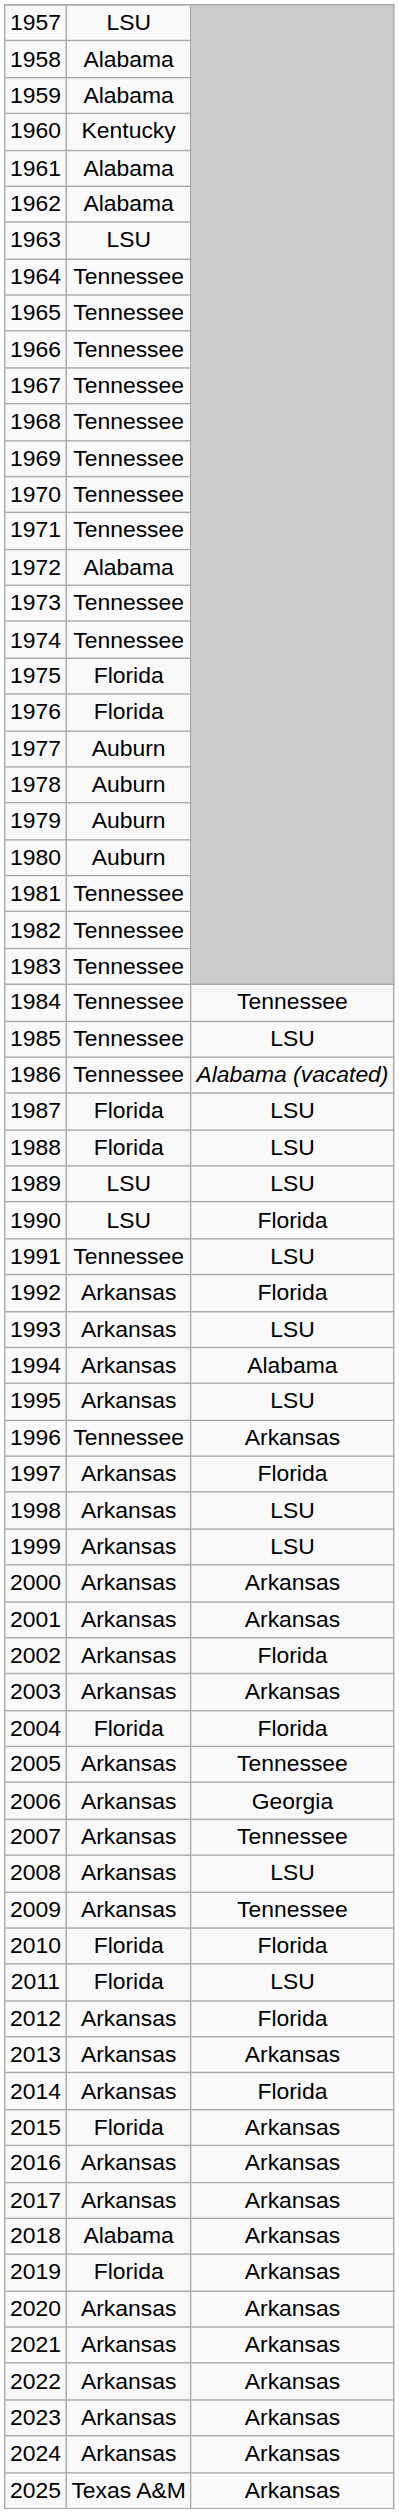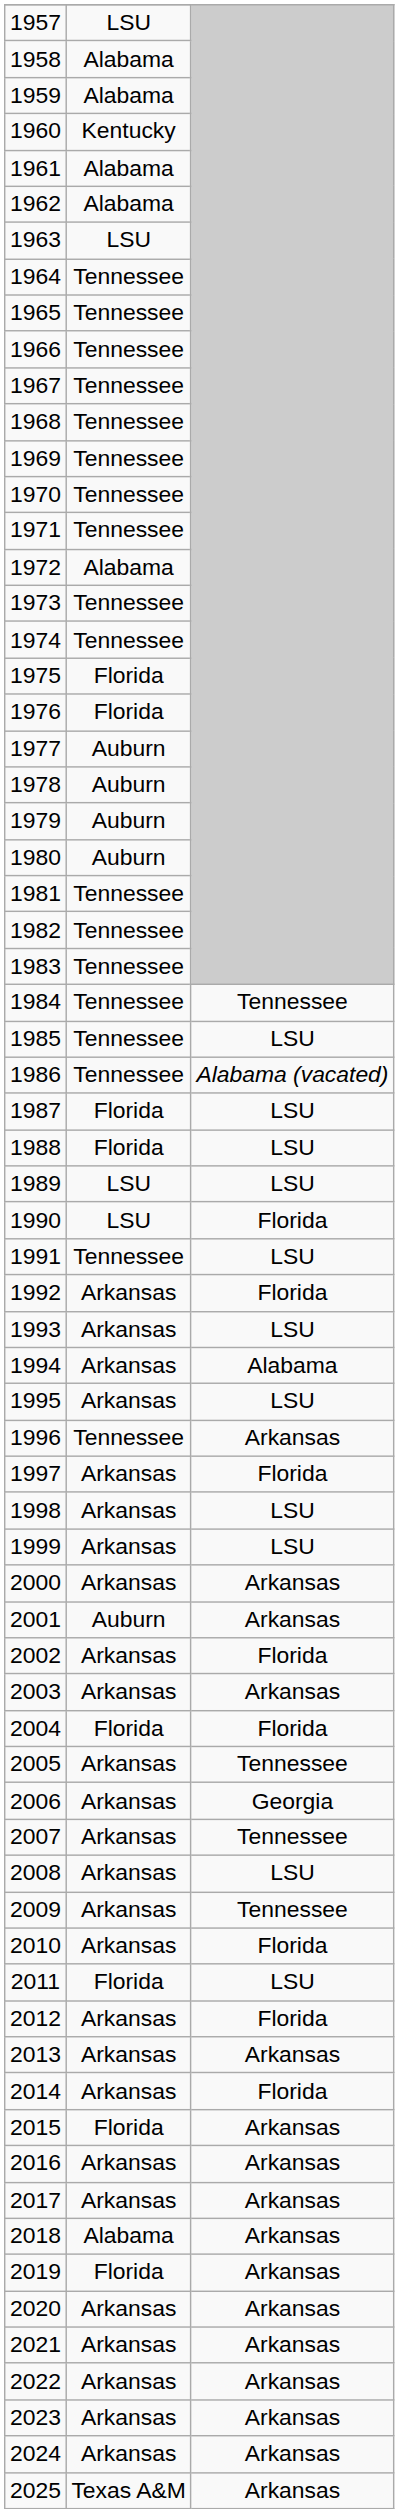(129, 1619) Arkansas -> (129, 1619) Auburn
(129, 1945) Florida -> (129, 1945) Arkansas
